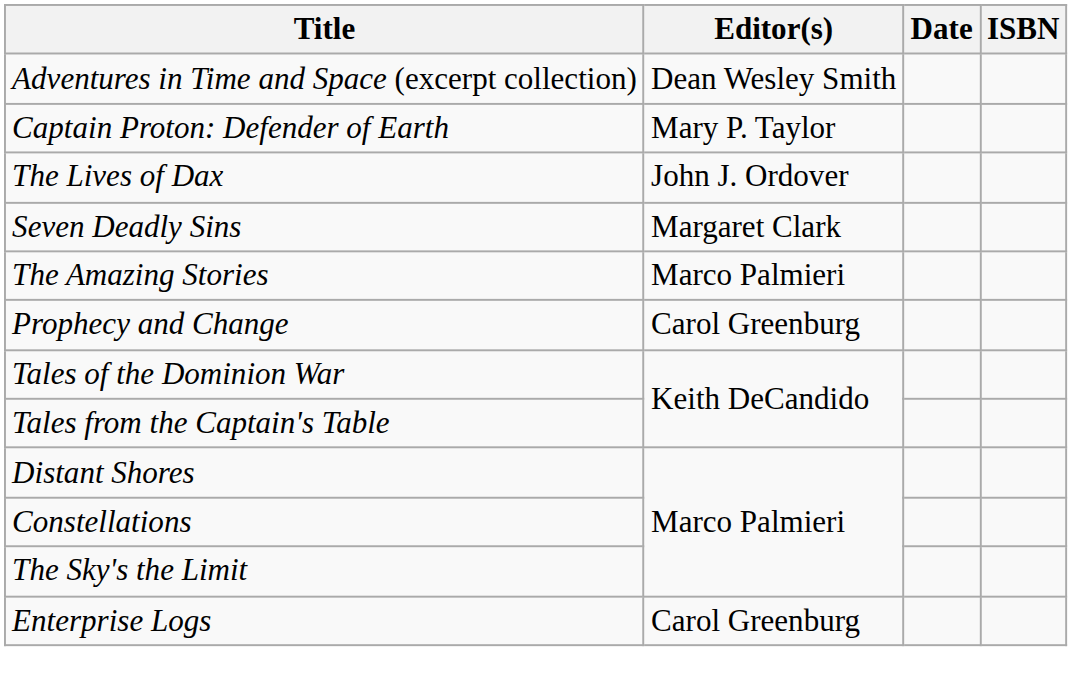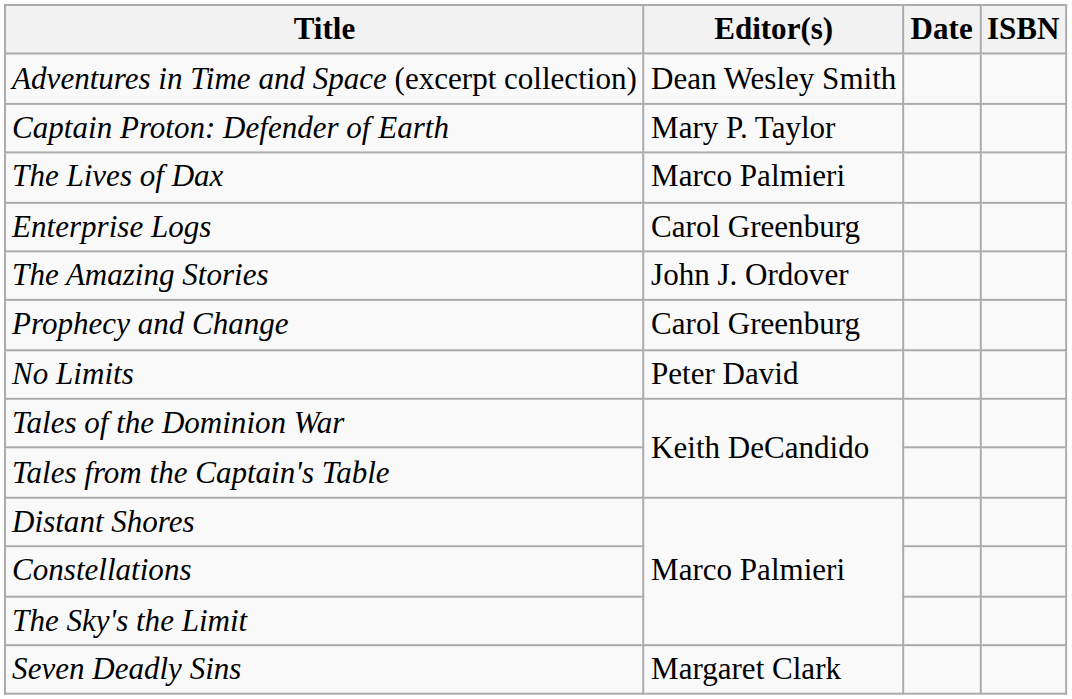(750, 176) John J. Ordover -> (748, 176) Marco Palmieri
rows swapped: (112, 619) <-> (127, 226)
(748, 275) Marco Palmieri -> (750, 275) John J. Ordover
+ row: (73, 373)
